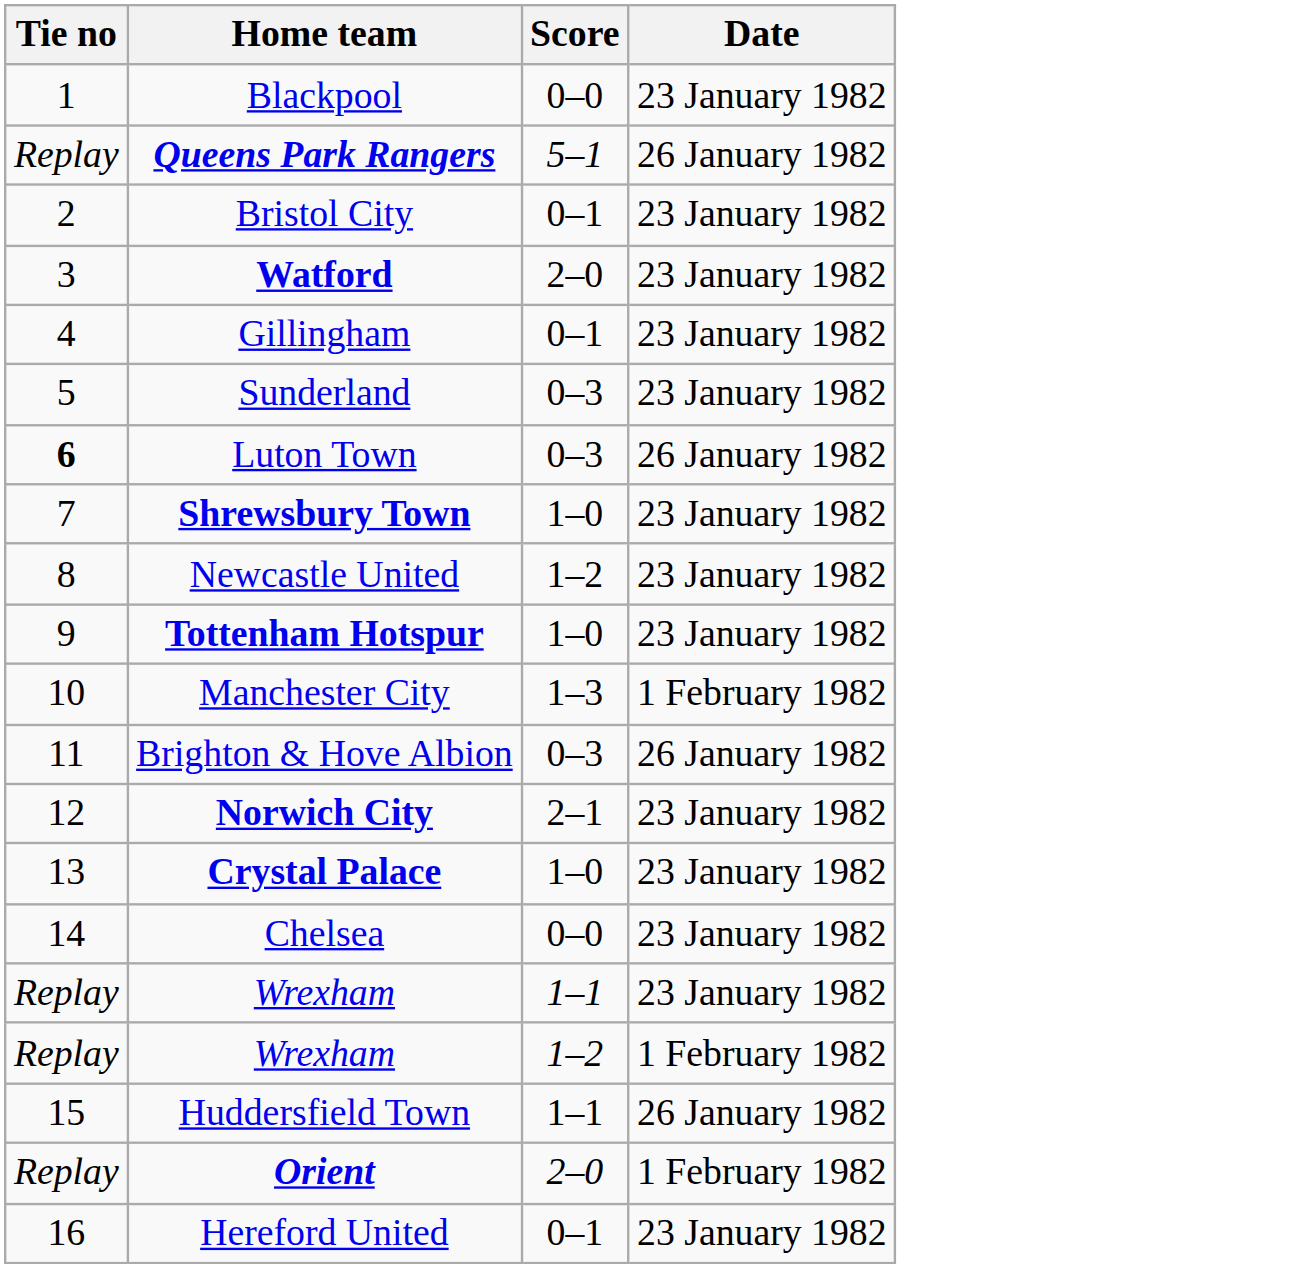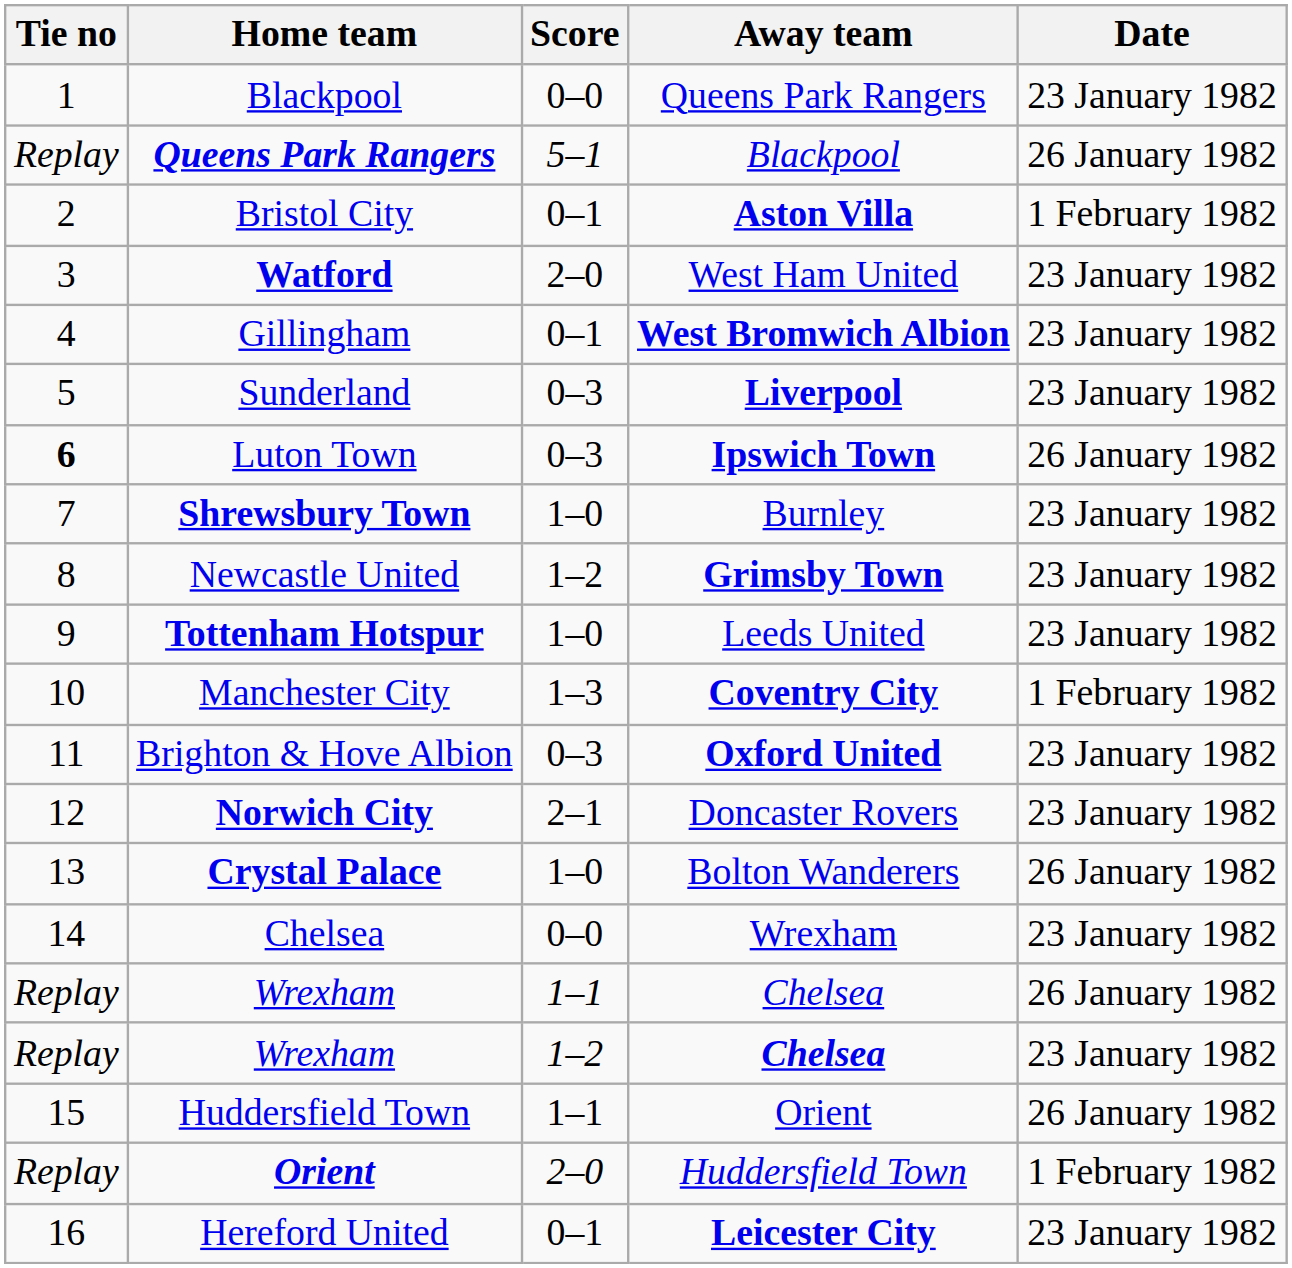+ column: (823, 34)
(762, 214) 23 January 1982 -> (1152, 214) 1 February 1982
(762, 753) 26 January 1982 -> (1152, 753) 23 January 1982
(762, 872) 23 January 1982 -> (1152, 872) 26 January 1982
(762, 992) 23 January 1982 -> (1152, 992) 26 January 1982
(762, 1052) 1 February 1982 -> (1152, 1052) 23 January 1982
